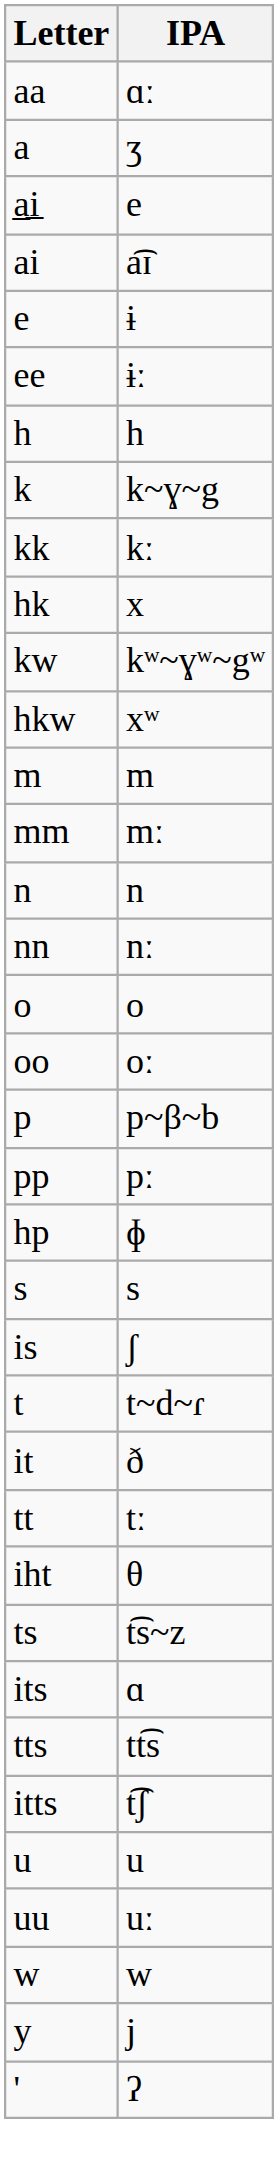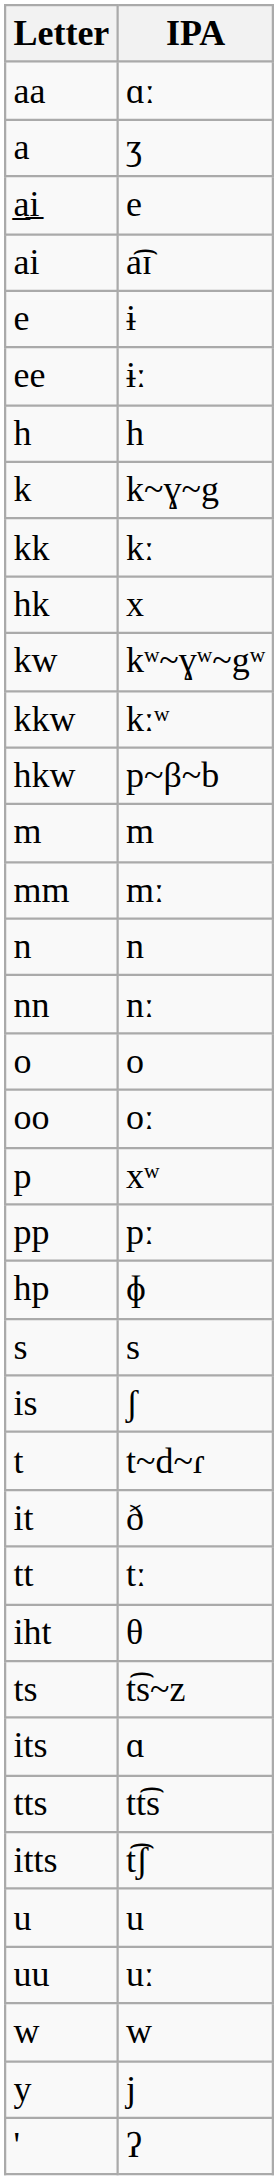+ row: (44, 718)
(143, 718) xʷ -> (173, 775) p~β~b
(173, 1117) p~β~b -> (143, 1174) xʷ
